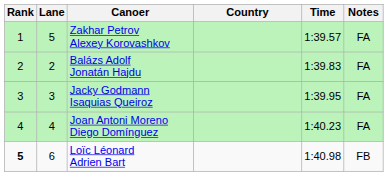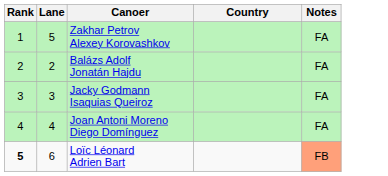- column: (323, 13)
(363, 156) no background -> (322, 156) lightsalmon background
